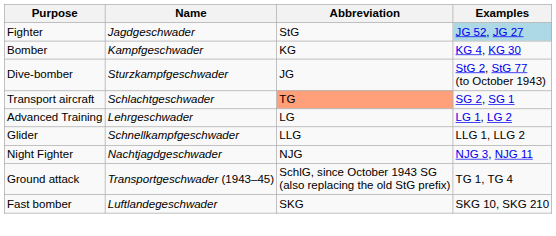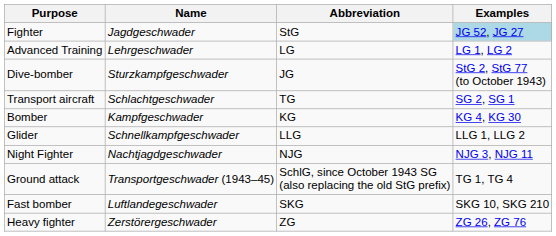rows swapped: (27, 50) <-> (55, 117)
(287, 99) lightsalmon background -> (287, 99) no background
+ row: (41, 222)
